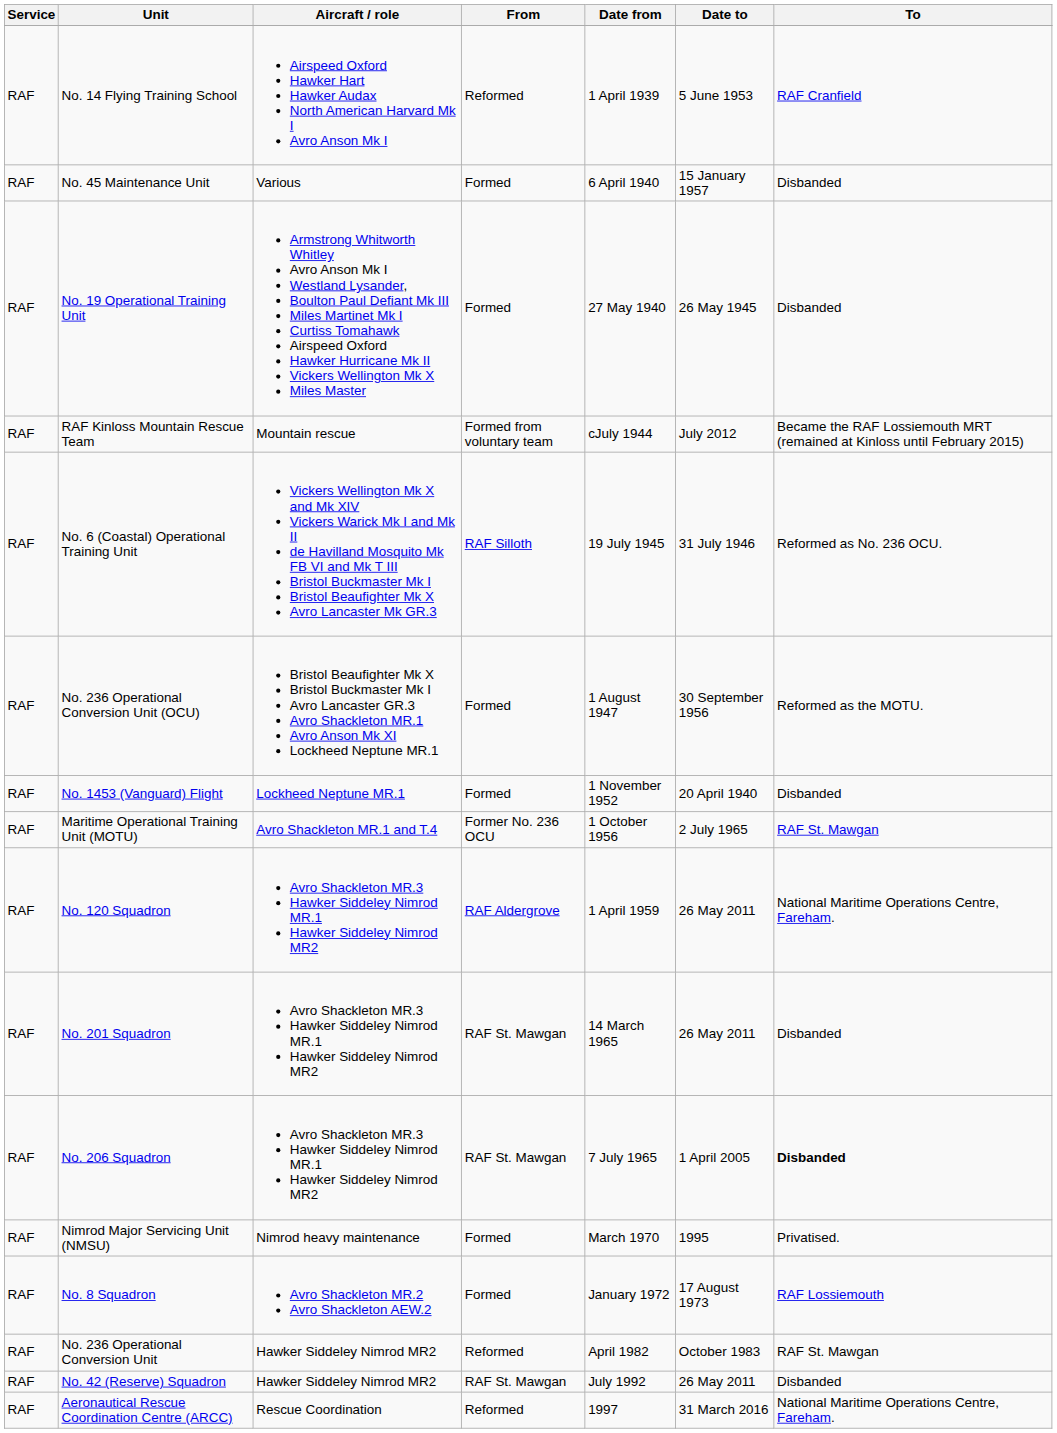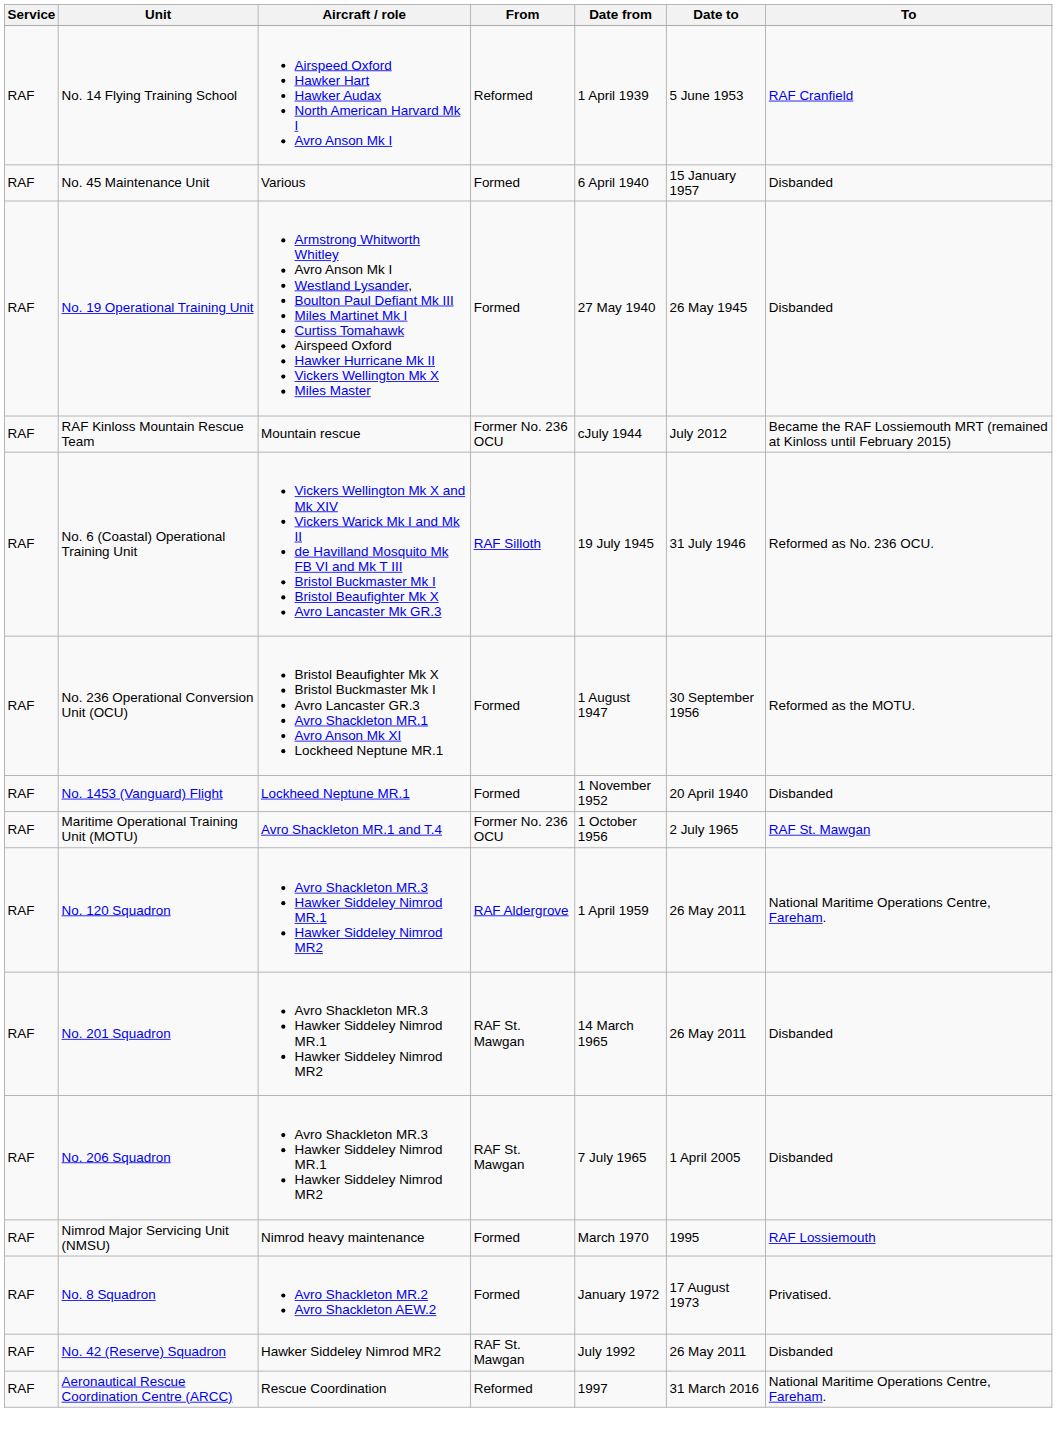(509, 433) Formed from voluntary team -> (521, 433) Former No. 236 OCU
(811, 1157) bold -> (801, 1157) normal
(808, 1237) Privatised. -> (822, 1237) RAF Lossiemouth
(831, 1295) RAF Lossiemouth -> (800, 1295) Privatised.
- row: (122, 1352)
